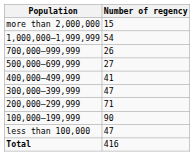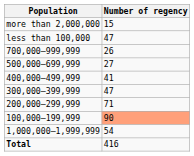rows swapped: (53, 38) <-> (48, 131)
(109, 118) no background -> (109, 118) lightsalmon background
